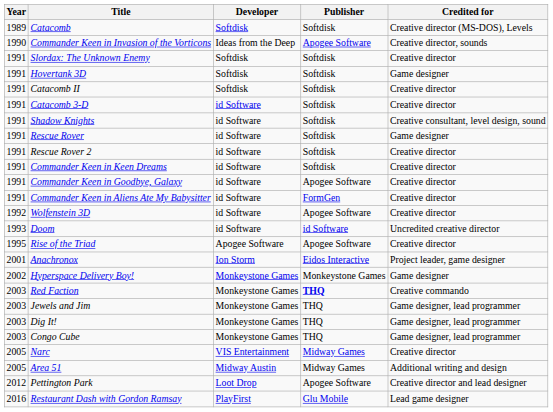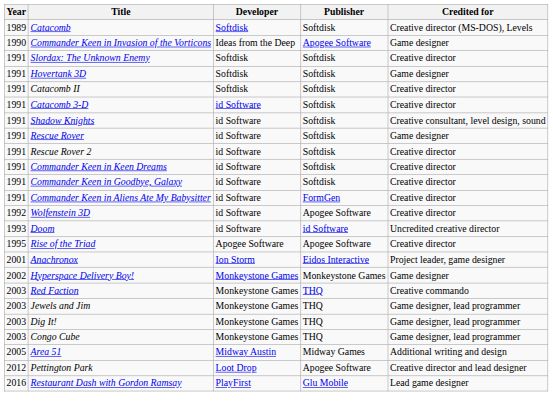(439, 43) Creative director, sounds -> (419, 43) Game designer
(337, 182) Apogee Software -> (319, 182) Softdisk
(314, 290) bold -> (313, 290) normal
- row: (40, 352)
